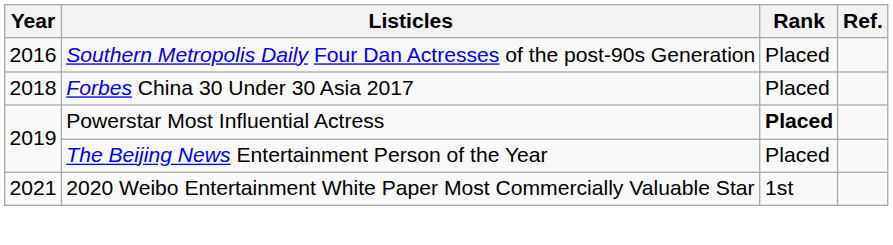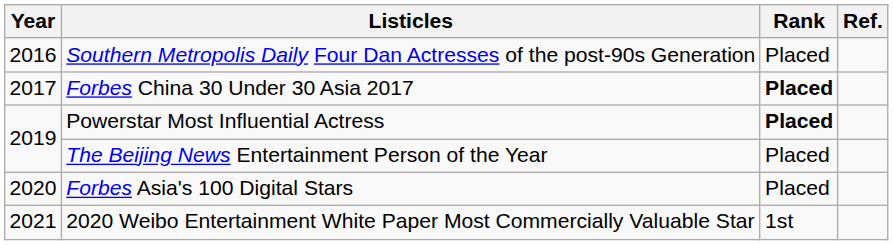(33, 88) 2018 -> (33, 88) 2017
(797, 88) normal -> (799, 88) bold
+ row: (210, 188)
